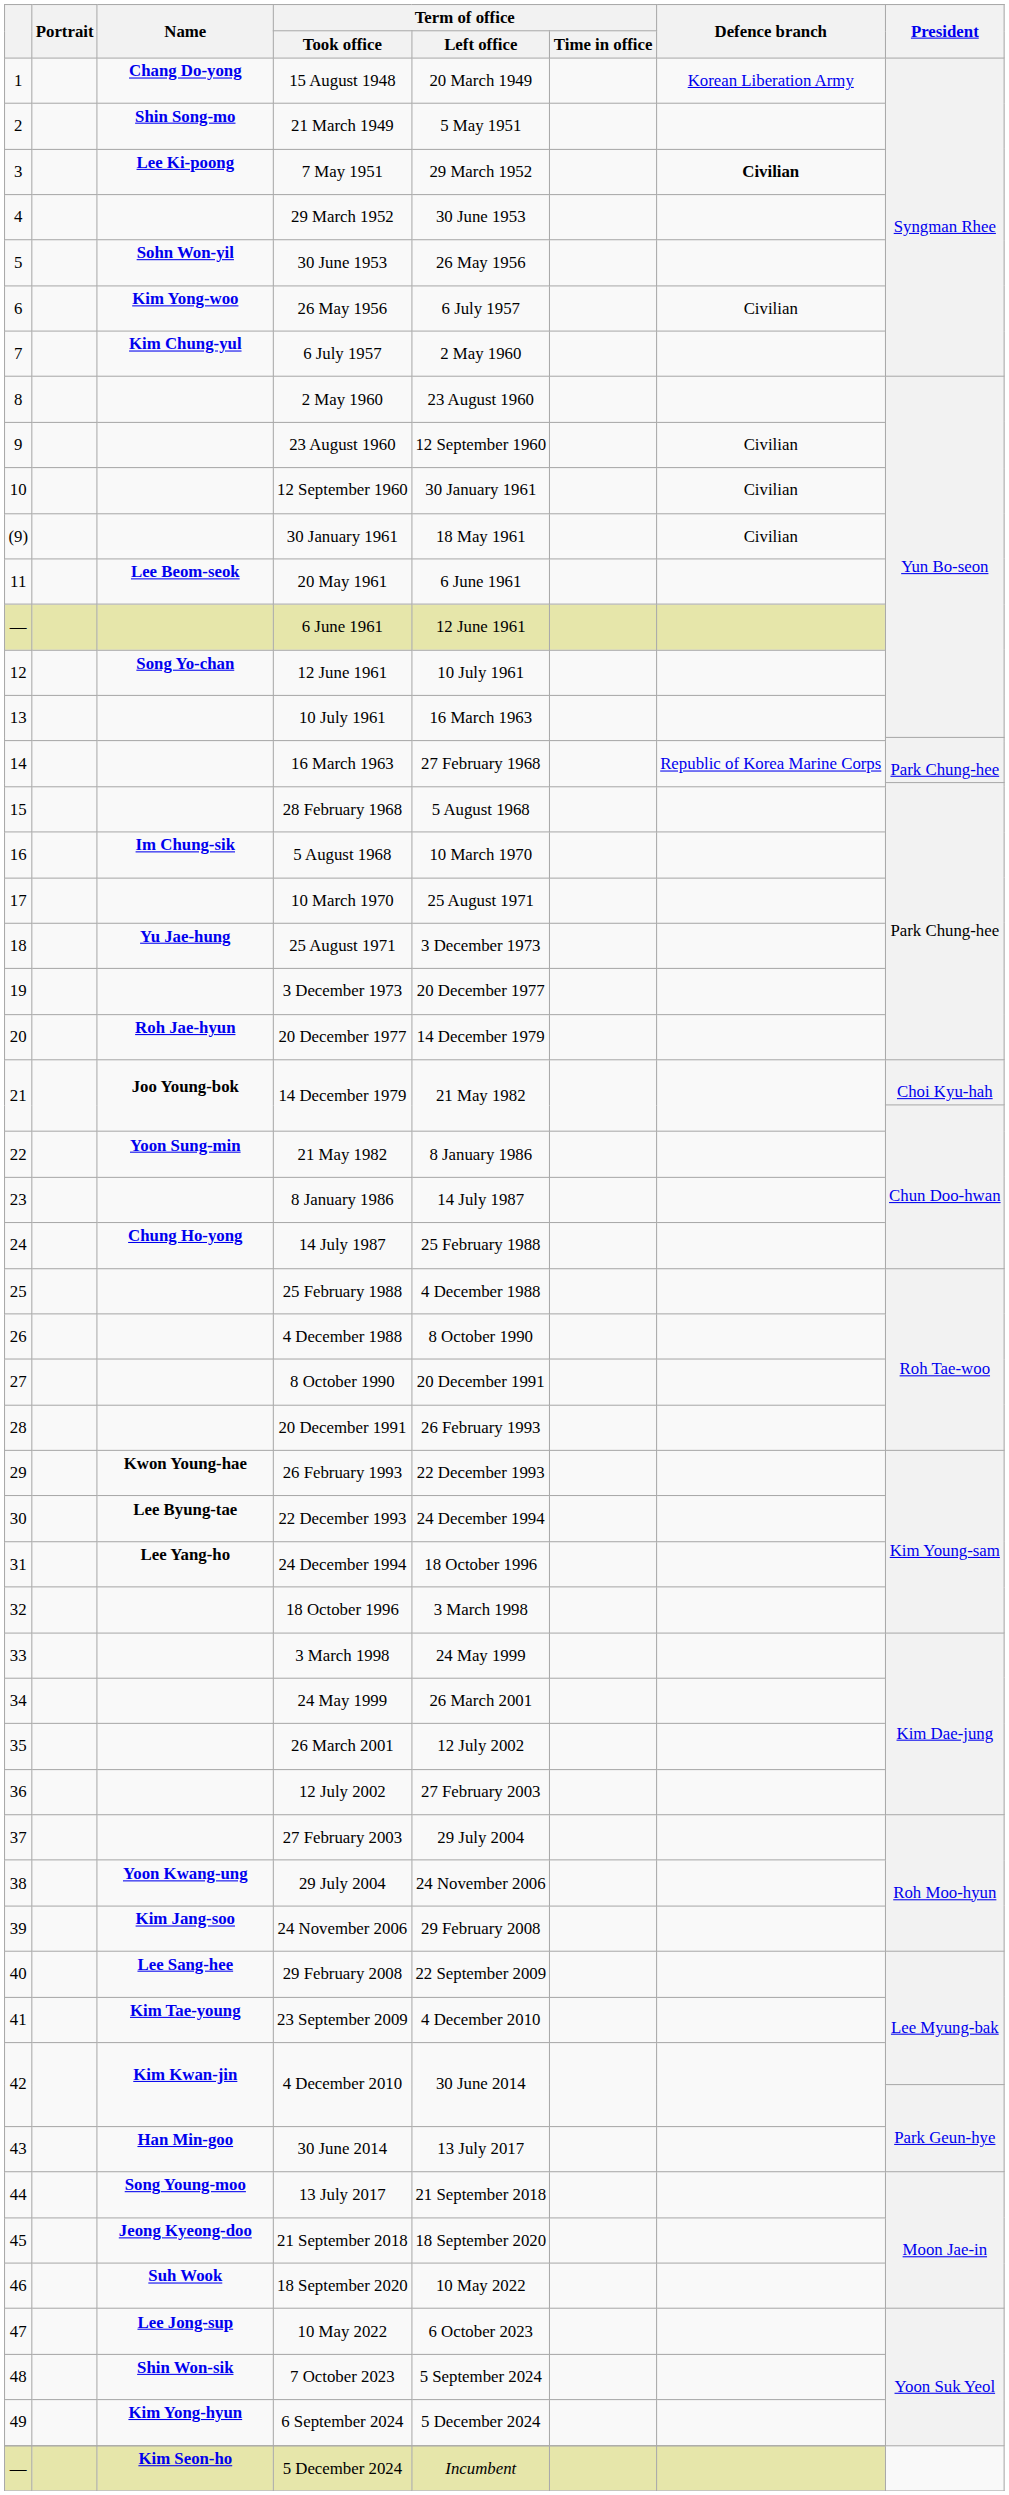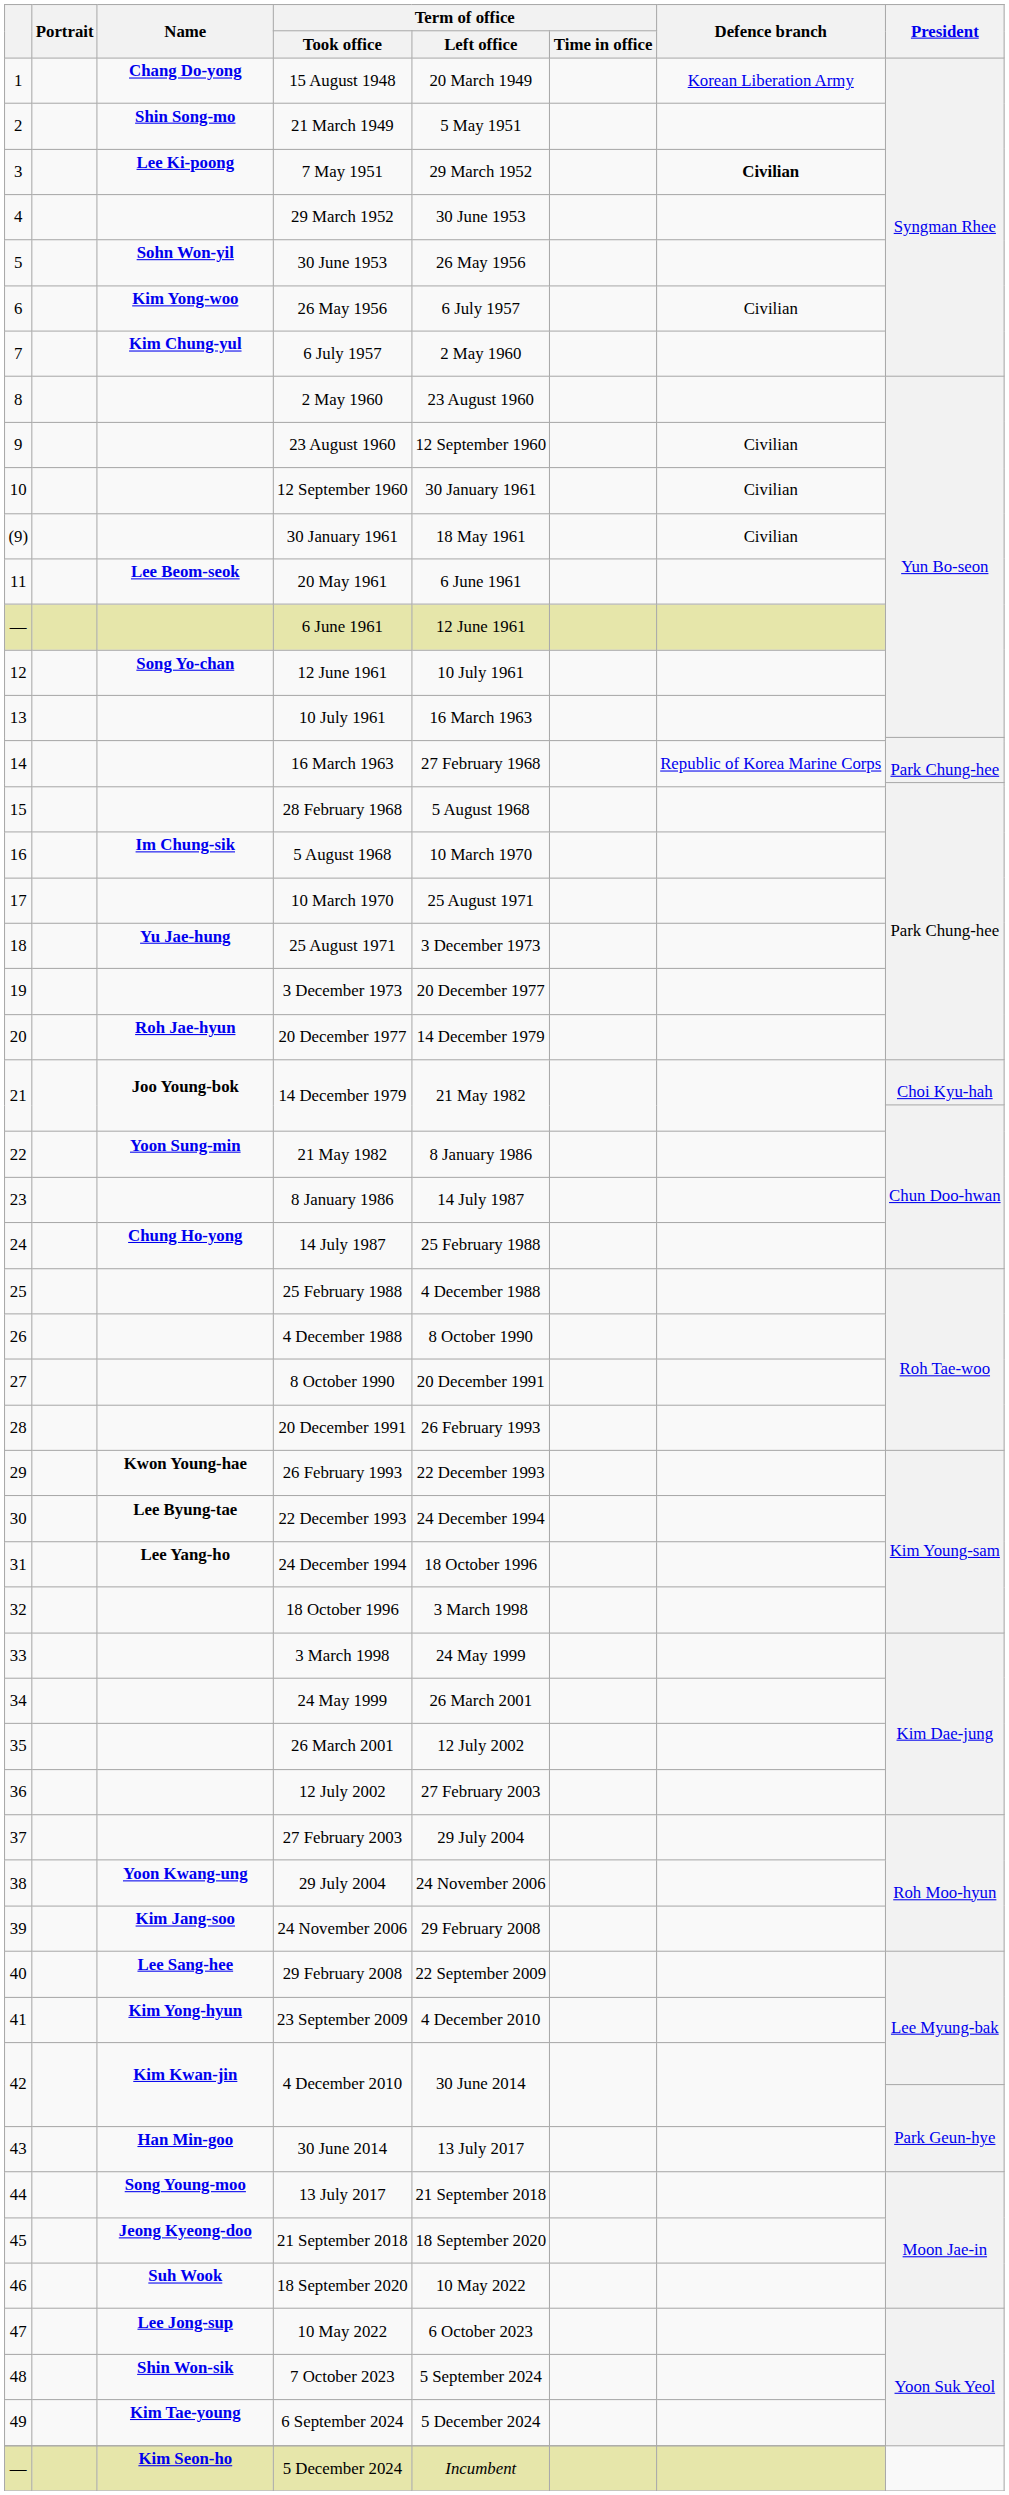(185, 2010) Kim Tae-young -> (185, 2010) Kim Yong-hyun
(185, 2413) Kim Yong-hyun -> (185, 2413) Kim Tae-young
